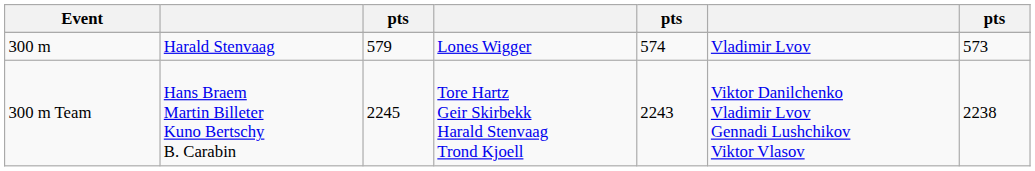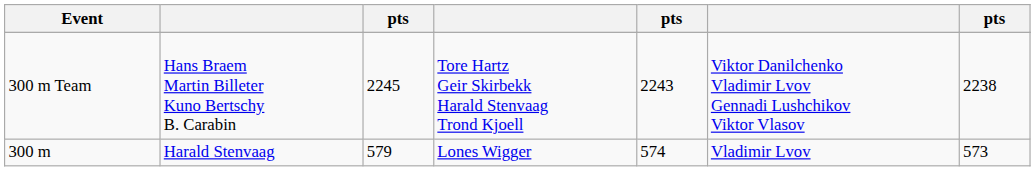rows swapped: (30, 46) <-> (50, 113)
